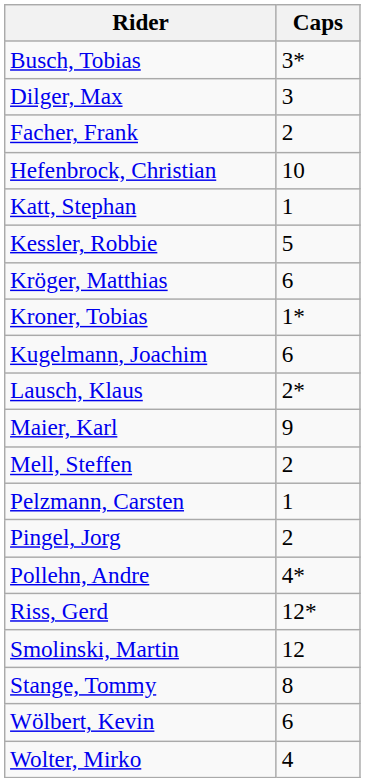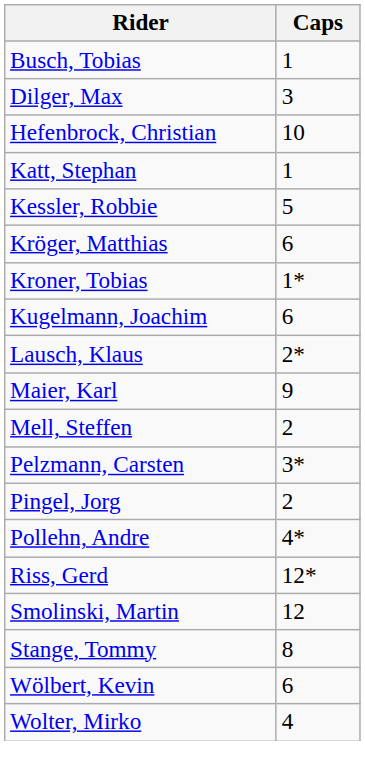(293, 59) 3* -> (288, 59) 1
- row: (74, 133)
(288, 501) 1 -> (293, 464) 3*
